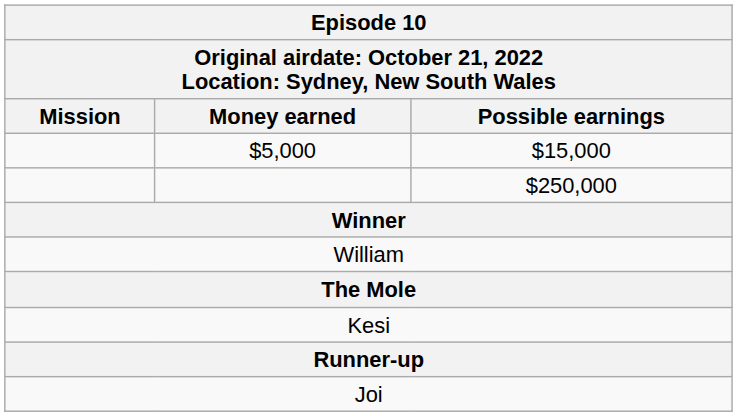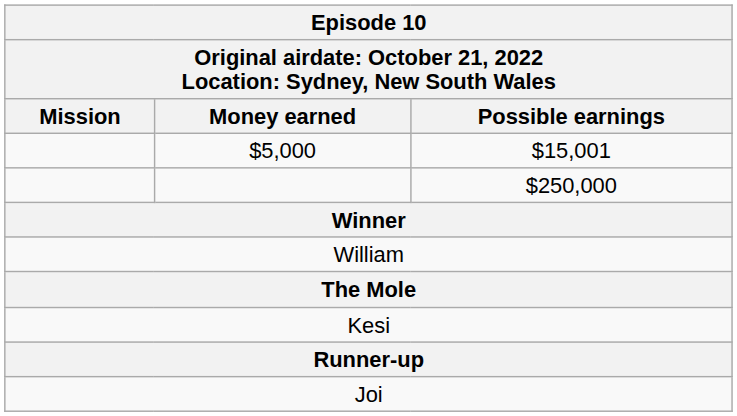(571, 151) $15,000 -> (571, 151) $15,001
